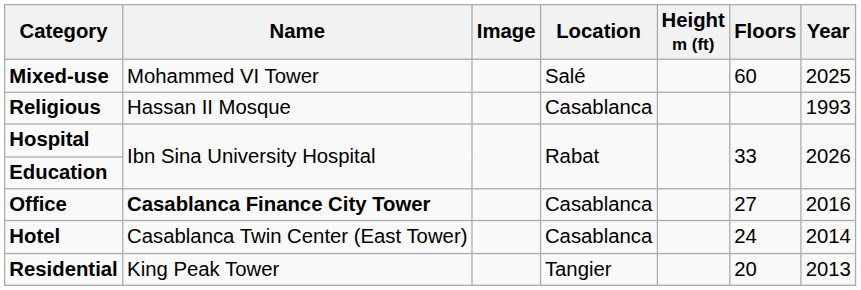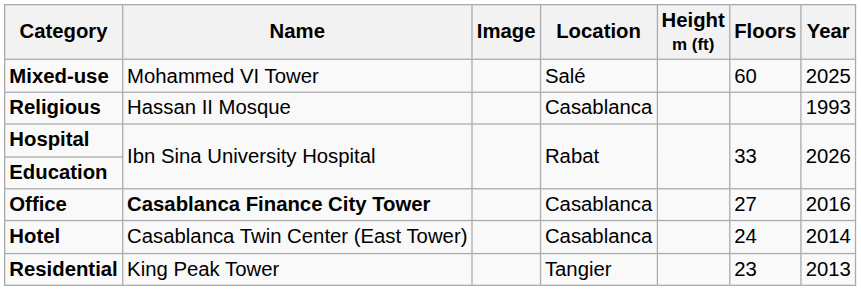(745, 269) 20 -> (745, 269) 23
